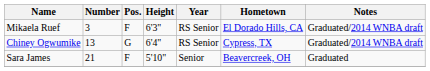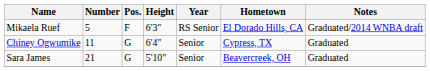(88, 27) 3 -> (88, 27) 5
(90, 43) 13 -> (90, 43) 11
(198, 43) RS Senior -> (191, 43) Senior
(365, 43) Graduated/2014 WNBA draft -> (328, 43) Graduated
(127, 58) F -> (128, 58) G
